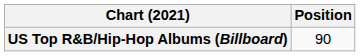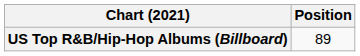(323, 39) 90 -> (323, 39) 89
